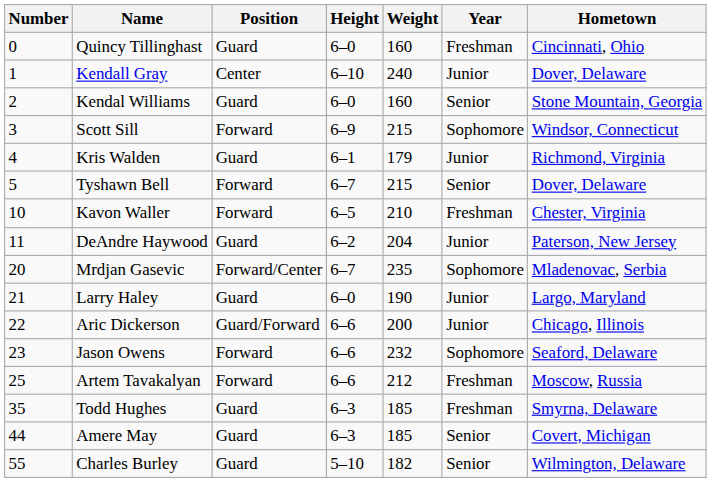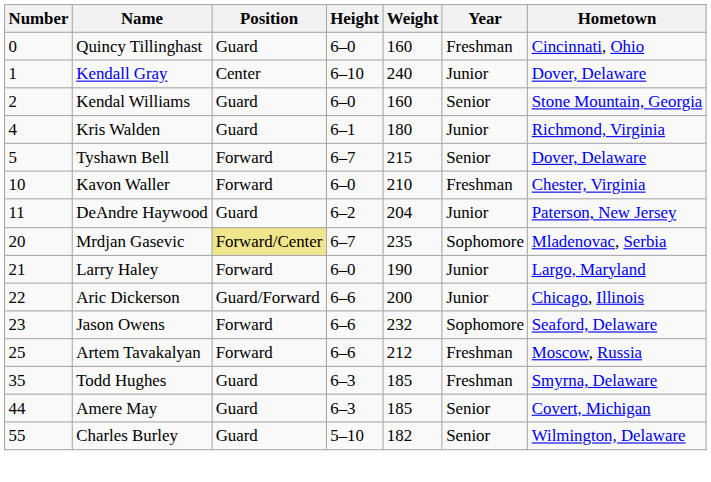- row: (107, 129)
(399, 157) 179 -> (399, 129) 180
(343, 213) 6–5 -> (343, 185) 6–0
(269, 268) no background -> (269, 241) khaki background
(237, 296) Guard -> (244, 268) Forward
